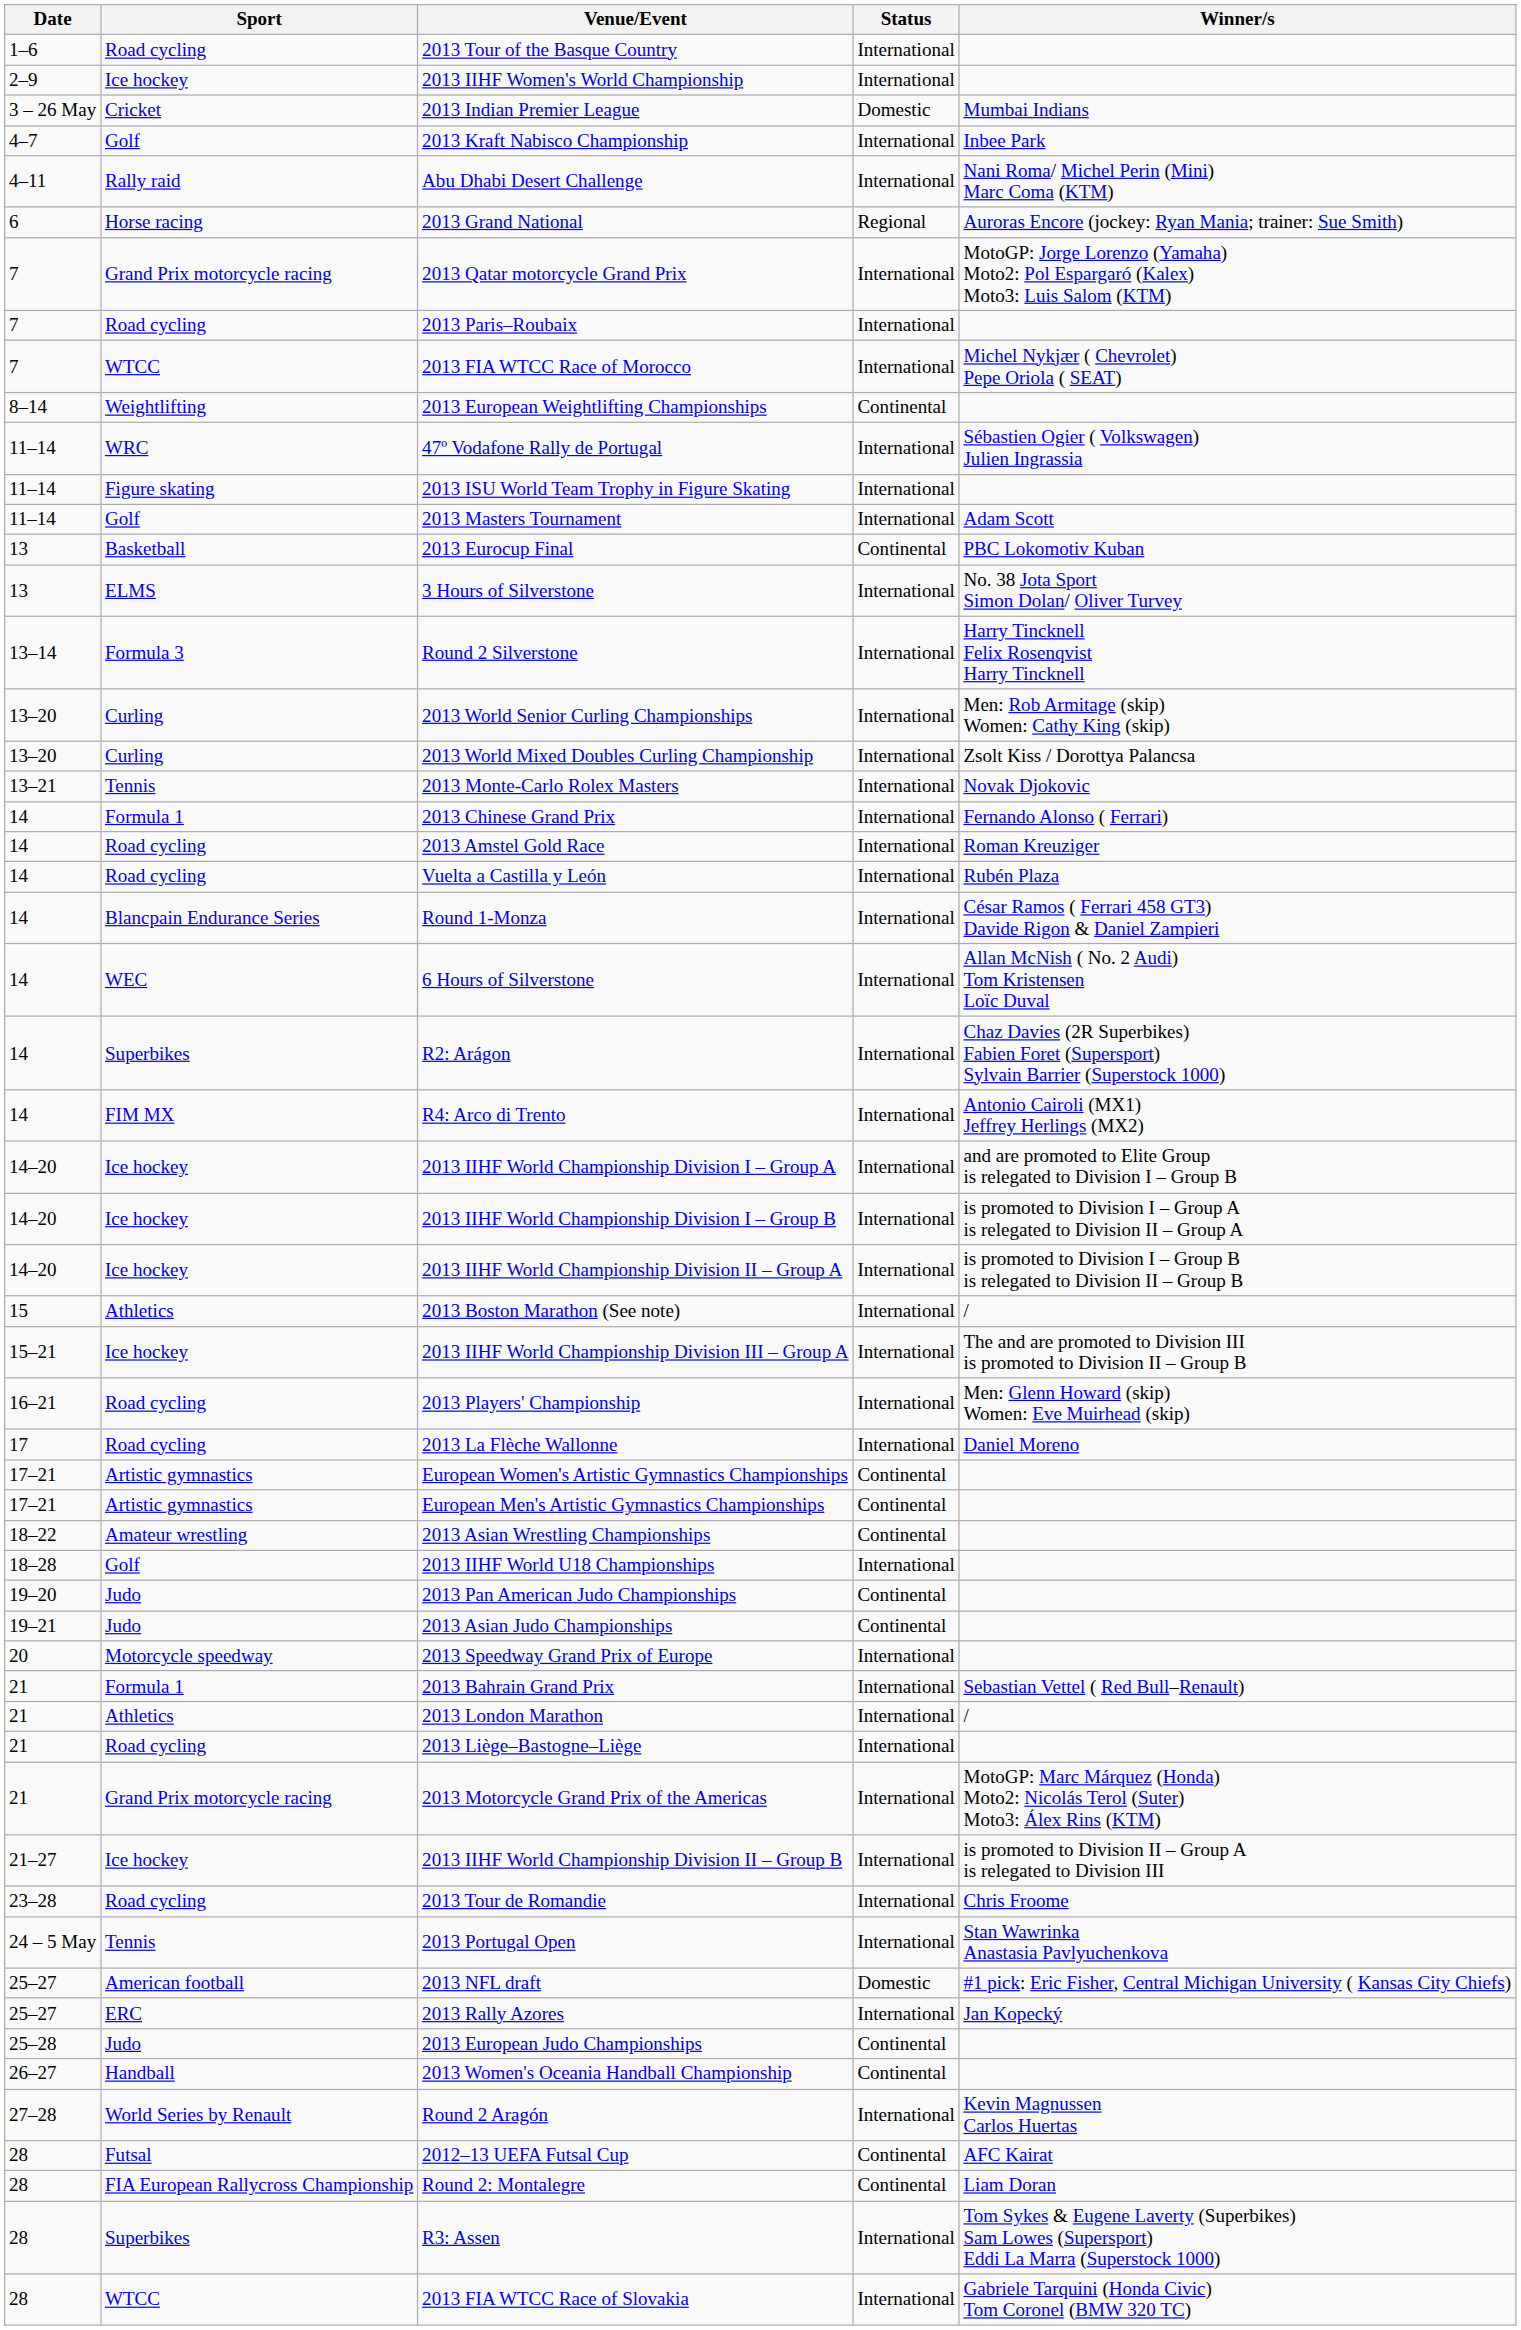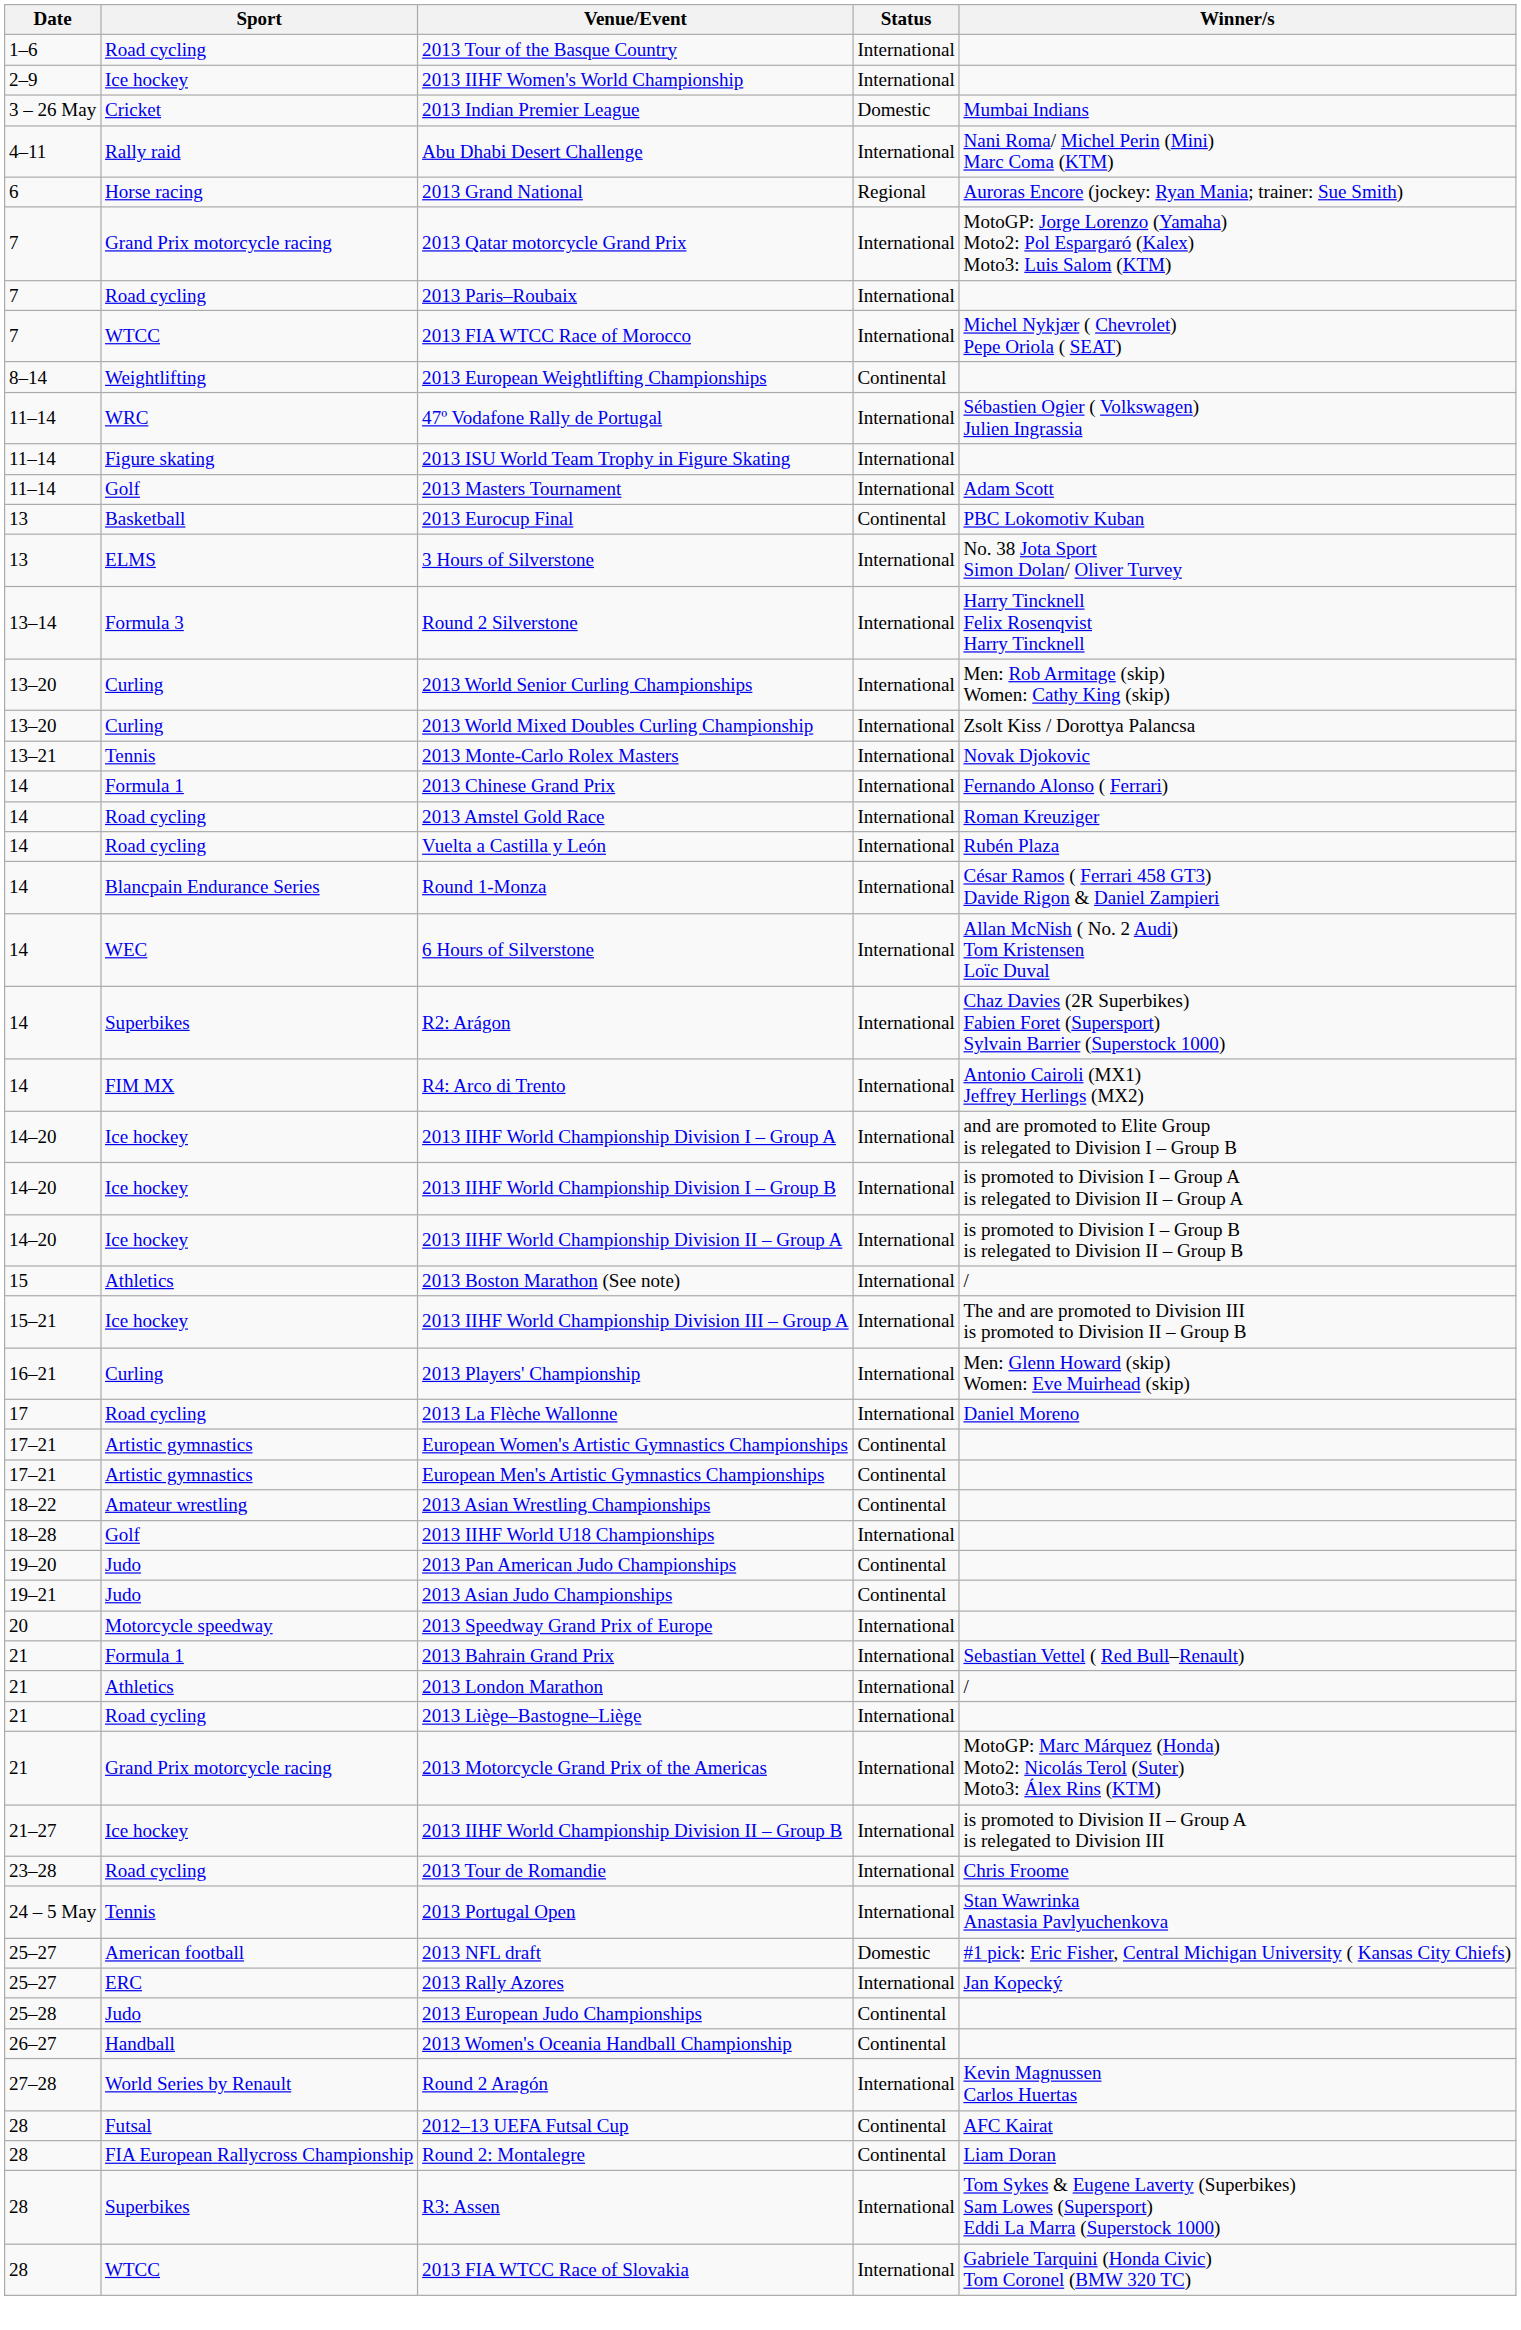- row: (555, 140)
(156, 1403) Road cycling -> (134, 1373) Curling
